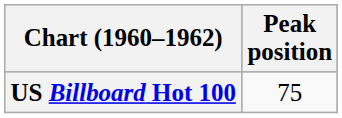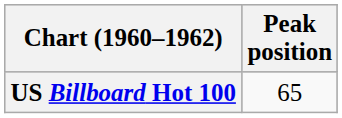(290, 91) 75 -> (290, 91) 65
